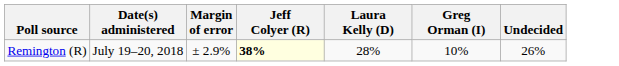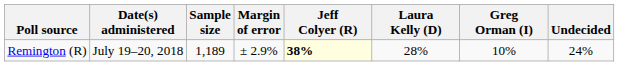+ column: (210, 22)
(533, 50) 26% -> (581, 50) 24%
